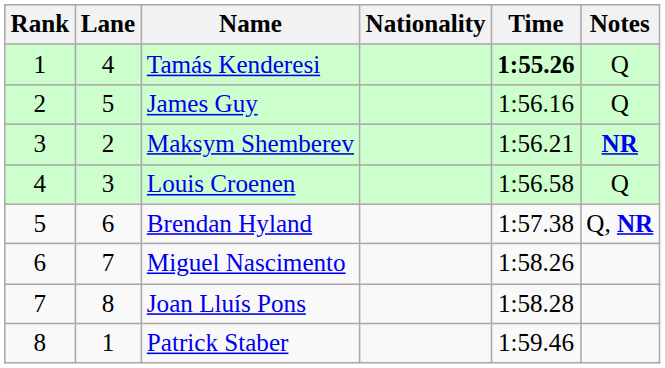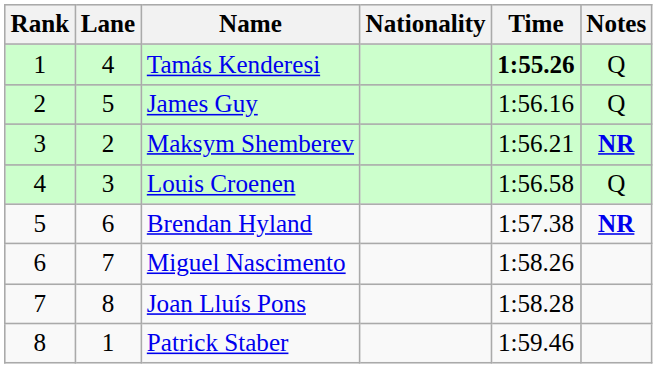(620, 223) Q, NR -> (616, 223) NR
